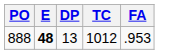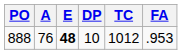+ column: (45, 15)
(70, 37) 13 -> (92, 37) 10
